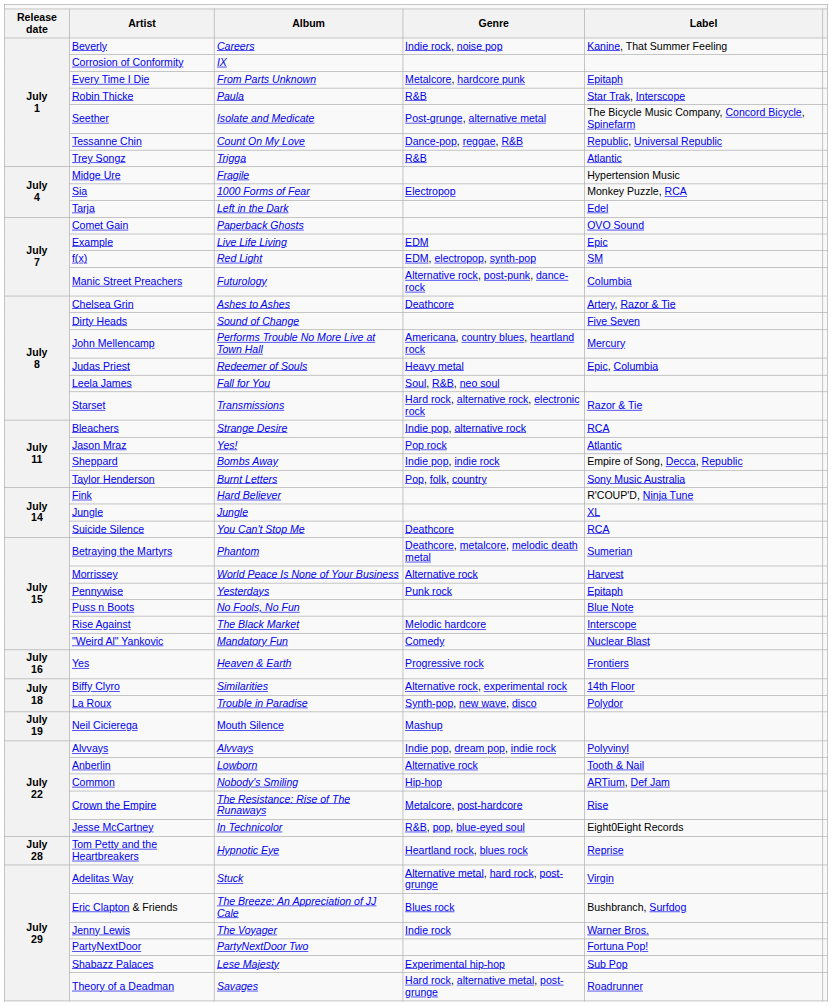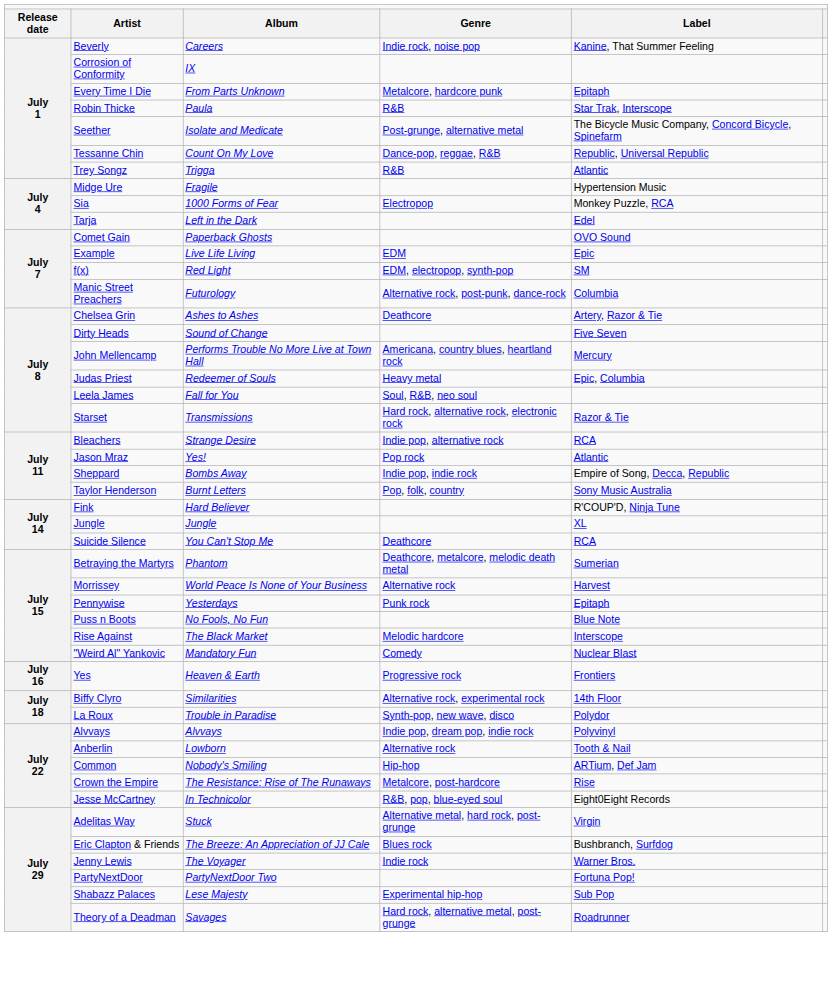- row: (105, 726)
- row: (114, 850)
